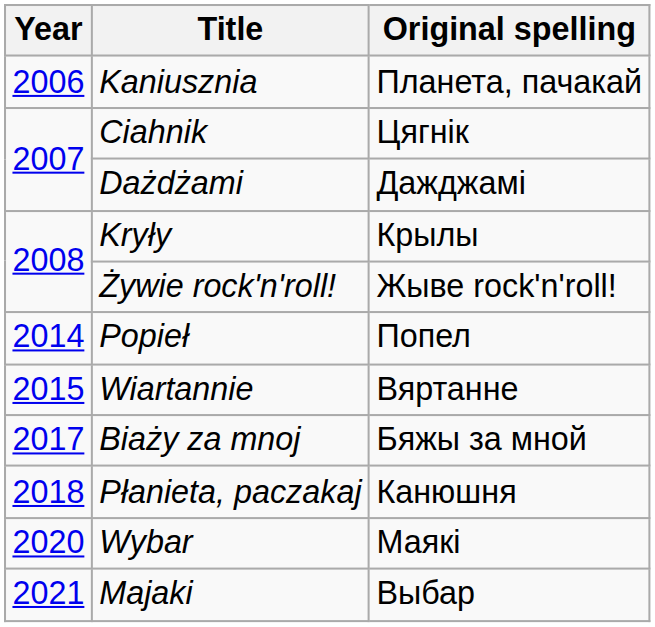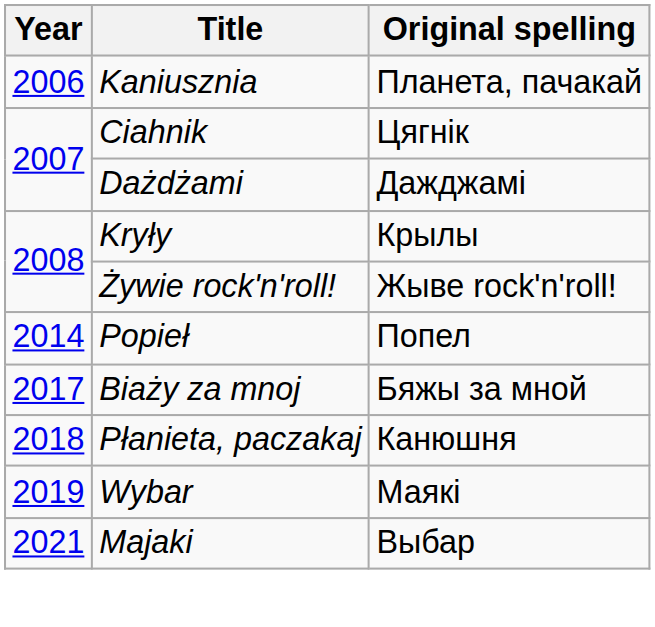- row: (176, 388)
(48, 542) 2020 -> (48, 491) 2019
